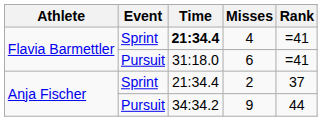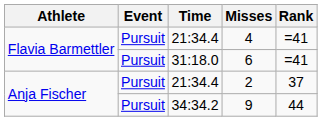(139, 38) Sprint -> (143, 38) Pursuit
(195, 38) bold -> (195, 38) normal
(139, 83) Sprint -> (143, 83) Pursuit
